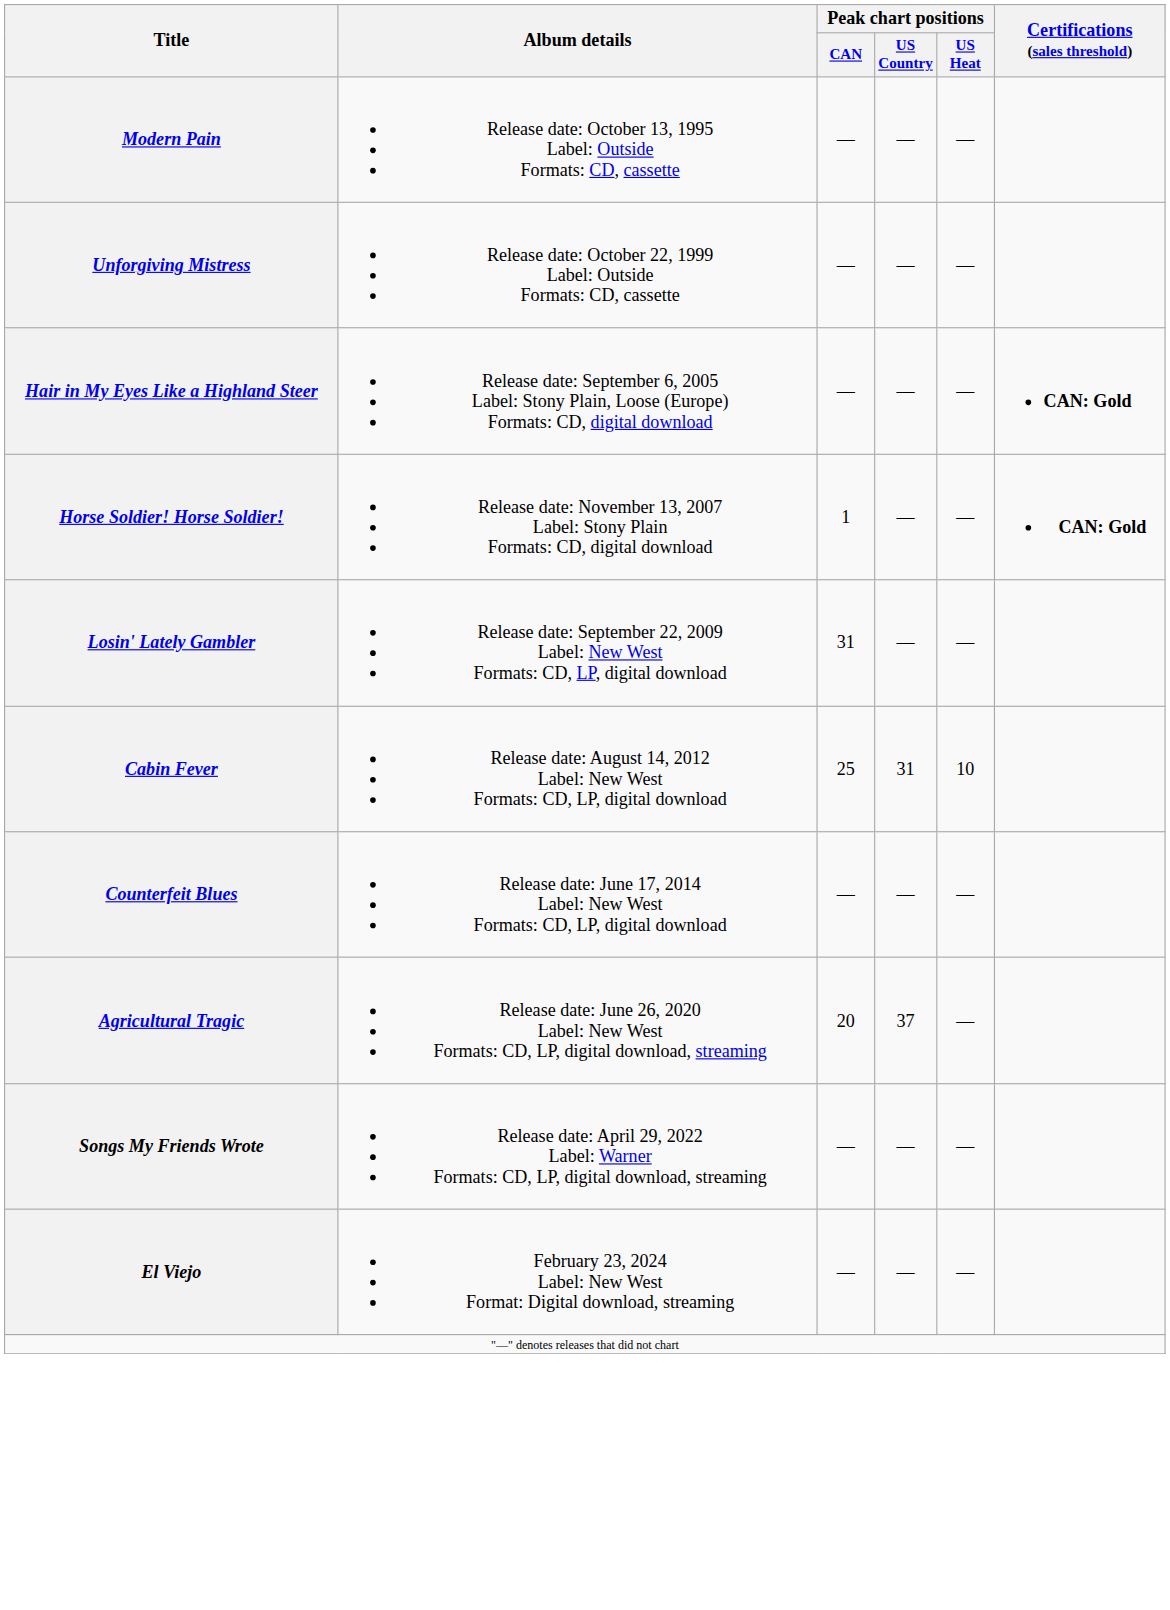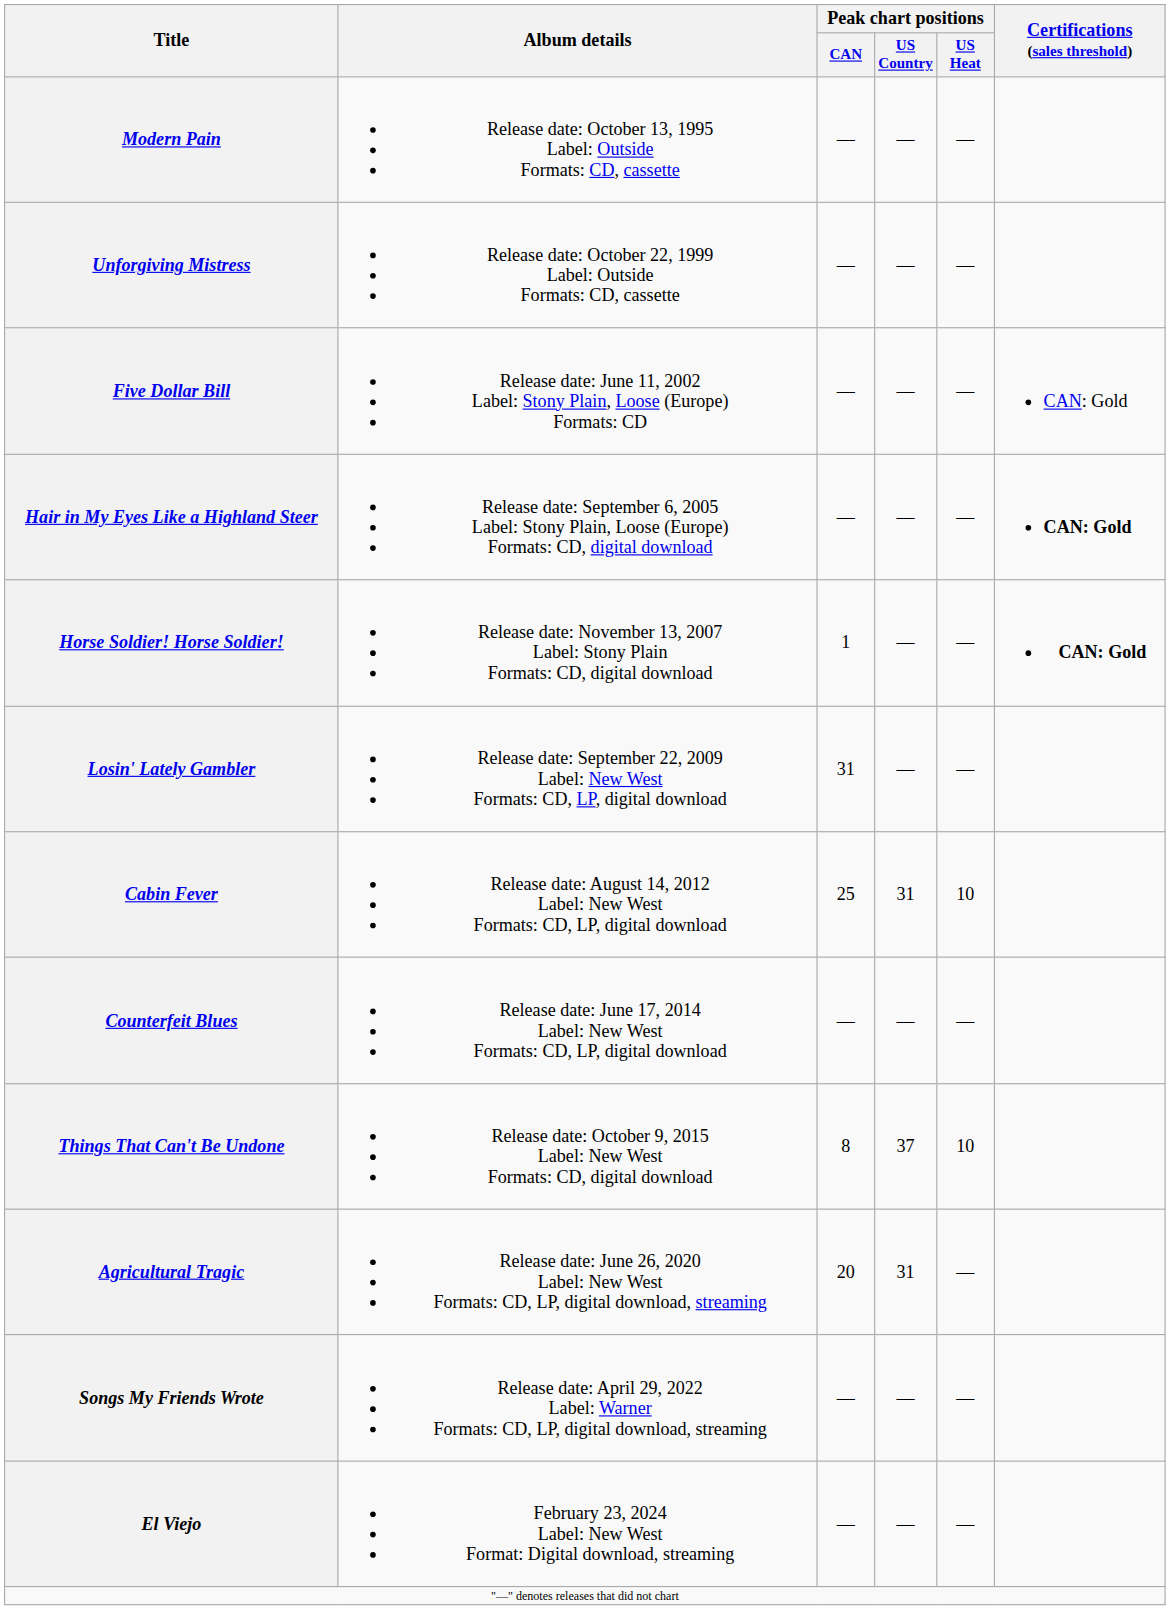+ row: (171, 391)
+ row: (171, 1146)
(905, 1020) 37 -> (905, 1272) 31
